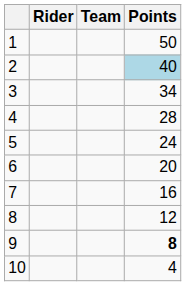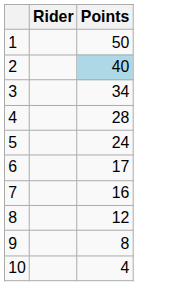- column: (101, 17)
(168, 167) 20 -> (120, 167) 17
(172, 243) bold -> (125, 243) normal
